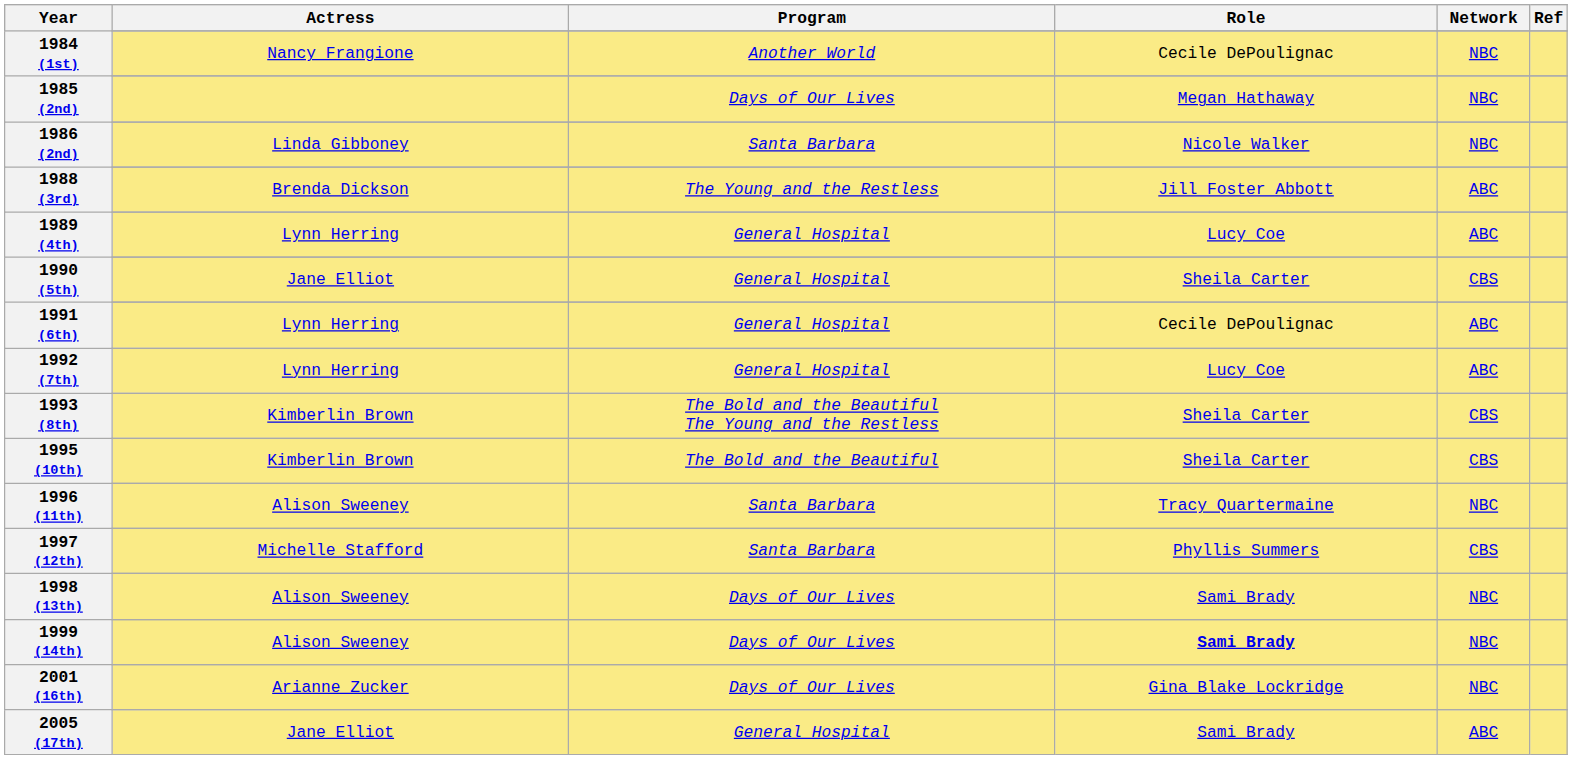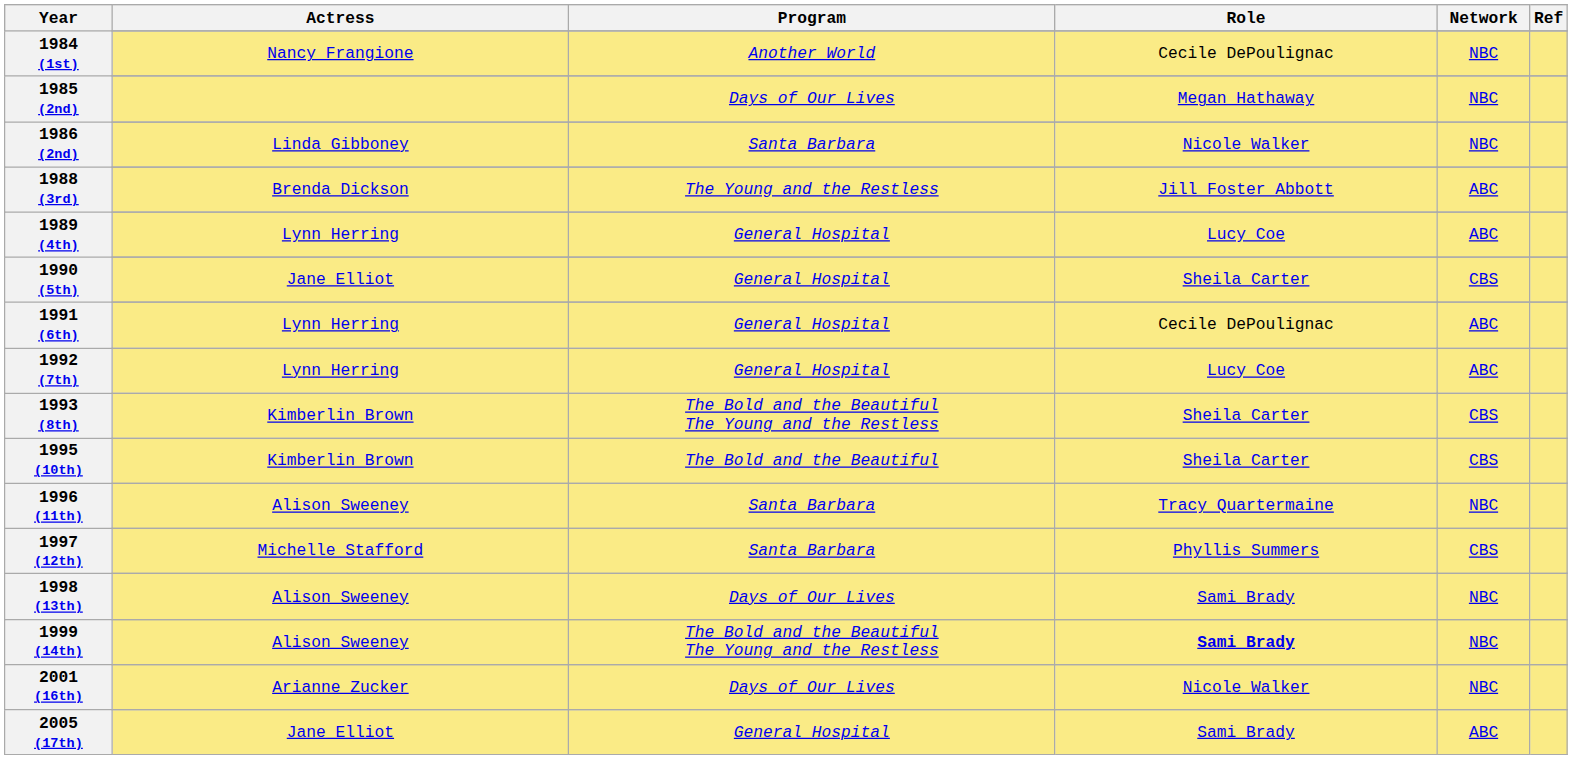(812, 642) Days of Our Lives -> (812, 642) The Bold and the Beautiful The Young and the Restless
(1246, 687) Gina Blake Lockridge -> (1246, 687) Nicole Walker
